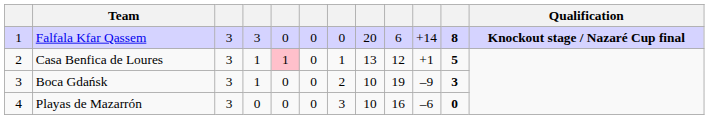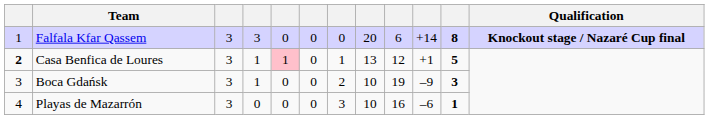(19, 59) normal -> (19, 59) bold
(455, 103) 0 -> (455, 103) 1
